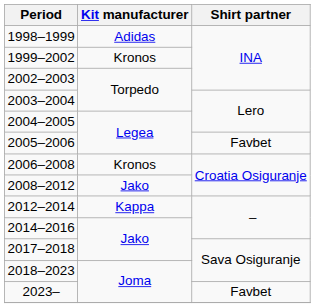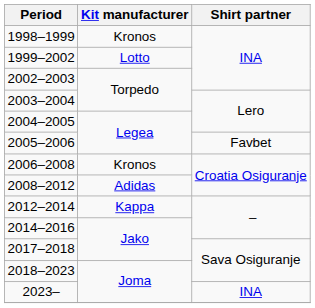(135, 36) Adidas -> (135, 36) Kronos
(135, 57) Kronos -> (135, 57) Lotto
(135, 185) Jako -> (135, 185) Adidas
(251, 292) Favbet -> (251, 292) INA
